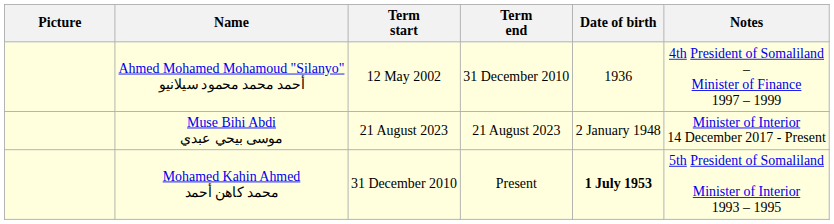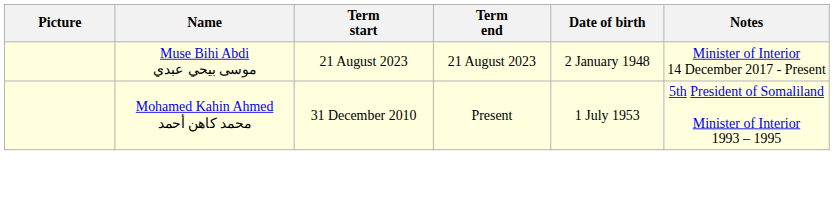- row: (231, 76)
(618, 184) bold -> (607, 115) normal
